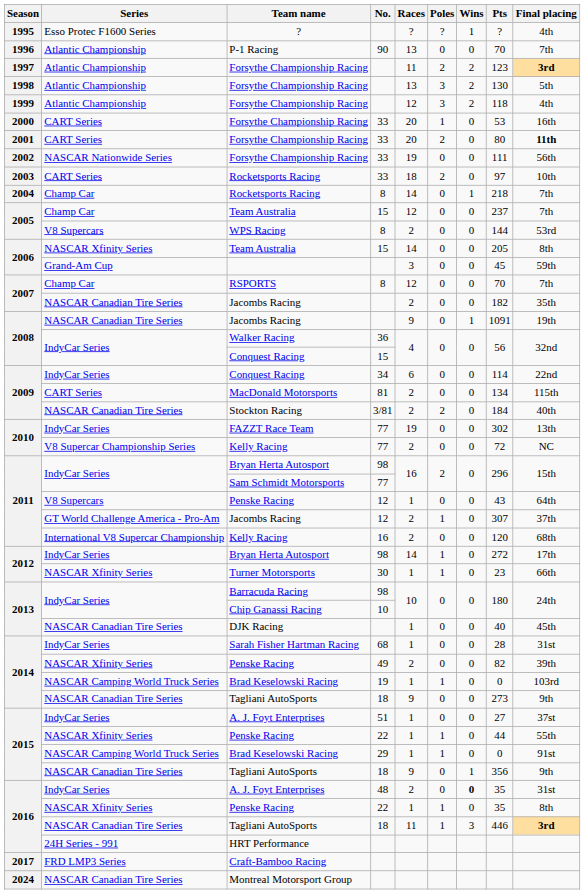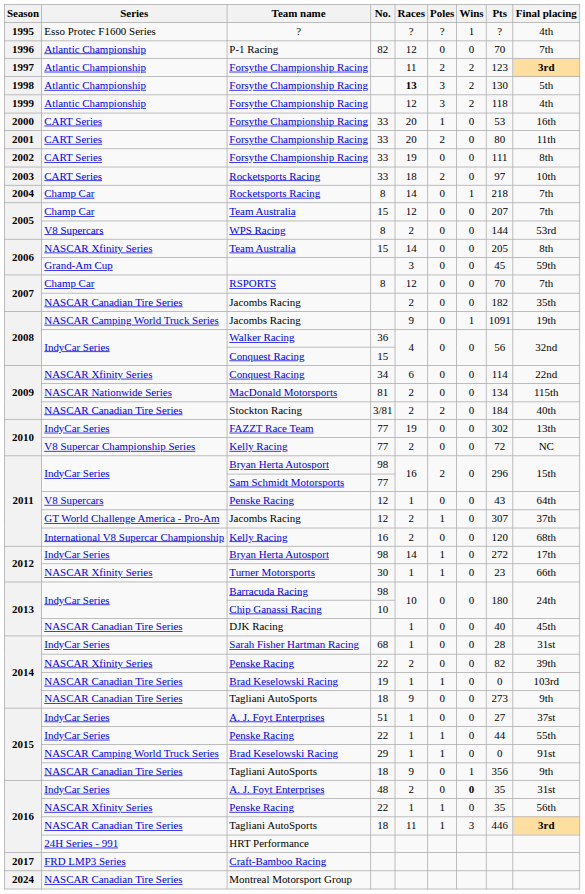(383, 50) 90 -> (383, 50) 82
(411, 50) 13 -> (411, 50) 12
(411, 86) normal -> (411, 86) bold
(546, 140) bold -> (546, 140) normal
(108, 158) NASCAR Nationwide Series -> (73, 158) CART Series
(546, 158) 56th -> (546, 158) 8th
(500, 212) 237 -> (500, 212) 207
(113, 320) NASCAR Canadian Tire Series -> (132, 320) NASCAR Camping World Truck Series
(77, 374) IndyCar Series -> (98, 374) NASCAR Xfinity Series
(73, 392) CART Series -> (108, 392) NASCAR Nationwide Series
(383, 663) 49 -> (383, 663) 22
(132, 681) NASCAR Camping World Truck Series -> (113, 681) NASCAR Canadian Tire Series
(98, 735) NASCAR Xfinity Series -> (77, 735) IndyCar Series
(546, 808) 8th -> (546, 808) 56th
